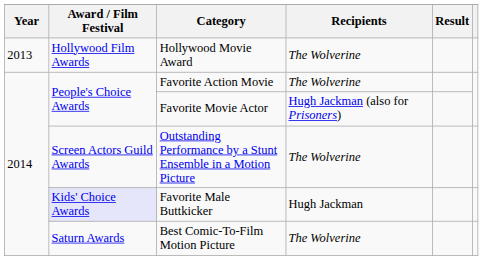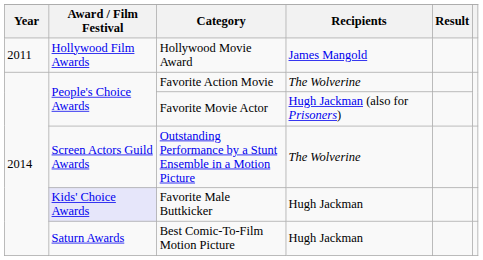(20, 55) 2013 -> (20, 55) 2011
(325, 55) The Wolverine -> (328, 55) James Mangold
(325, 238) The Wolverine -> (326, 238) Hugh Jackman
